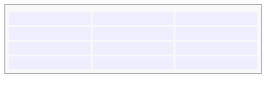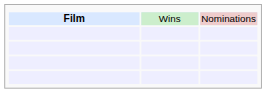+ row: (74, 19)
